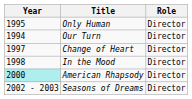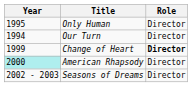(16, 50) 1997 -> (16, 50) 1999
(167, 50) normal -> (167, 50) bold
- row: (89, 62)
